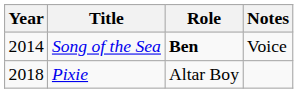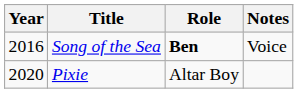(26, 46) 2014 -> (26, 46) 2016
(26, 74) 2018 -> (26, 74) 2020
